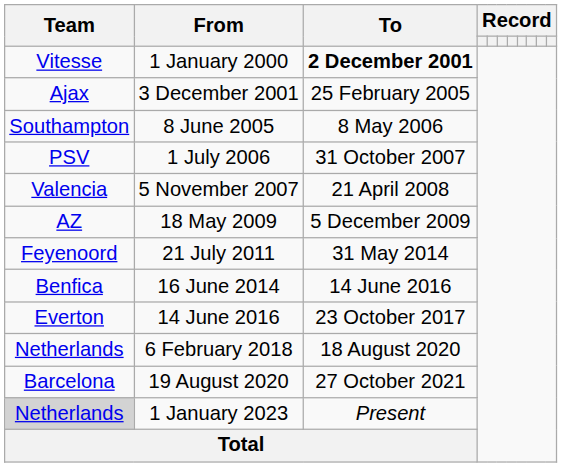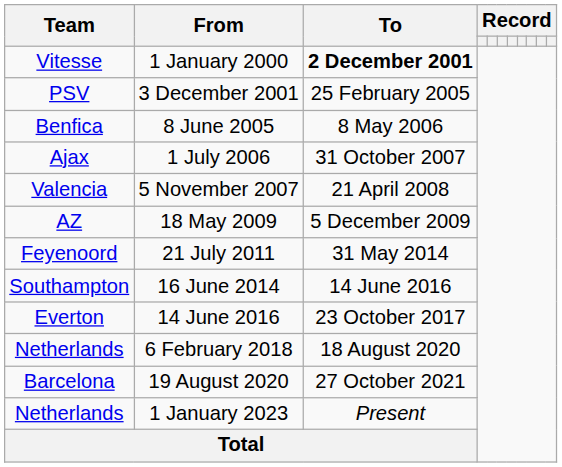(69, 93) Ajax -> (69, 93) PSV
(69, 125) Southampton -> (69, 125) Benfica
(69, 157) PSV -> (69, 157) Ajax
(69, 285) Benfica -> (69, 285) Southampton
(69, 413) lightgrey background -> (69, 413) no background
